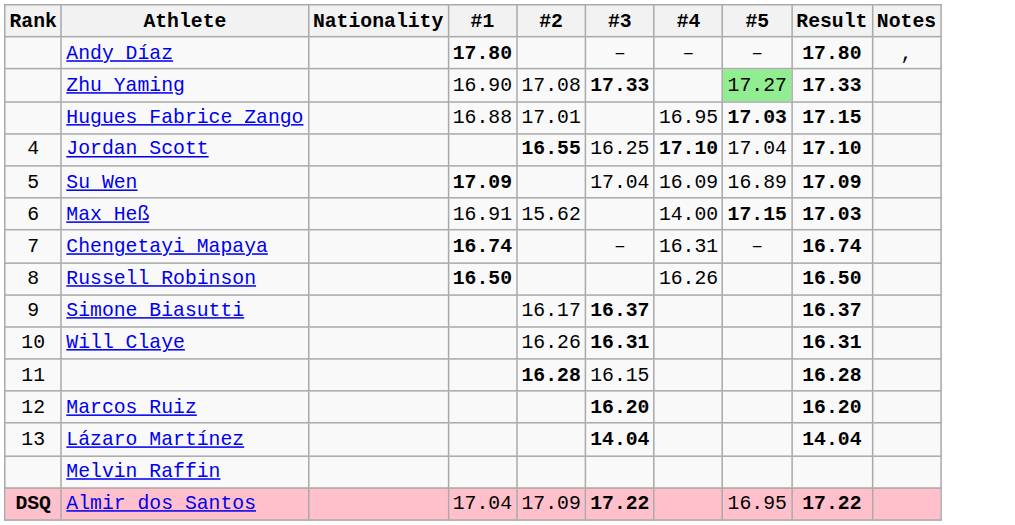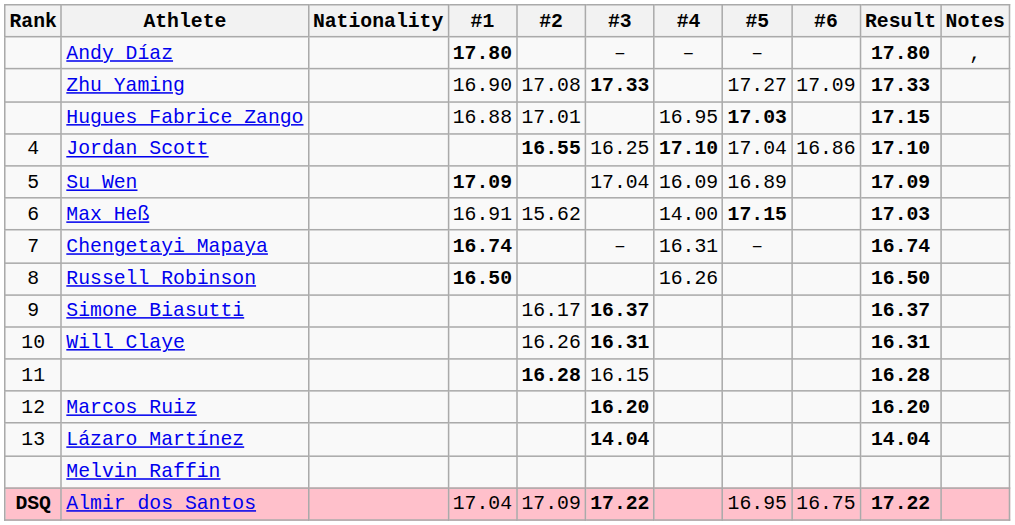+ column: (826, 21)
(757, 85) lightgreen background -> (757, 85) no background
